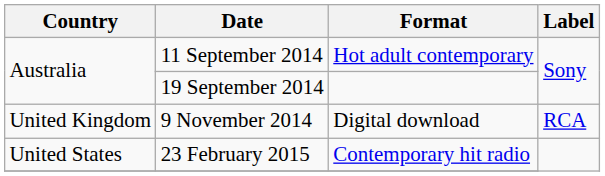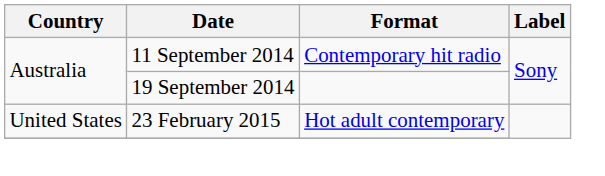(433, 54) Hot adult contemporary -> (403, 54) Contemporary hit radio
- row: (236, 120)
(432, 154) Contemporary hit radio -> (404, 120) Hot adult contemporary
